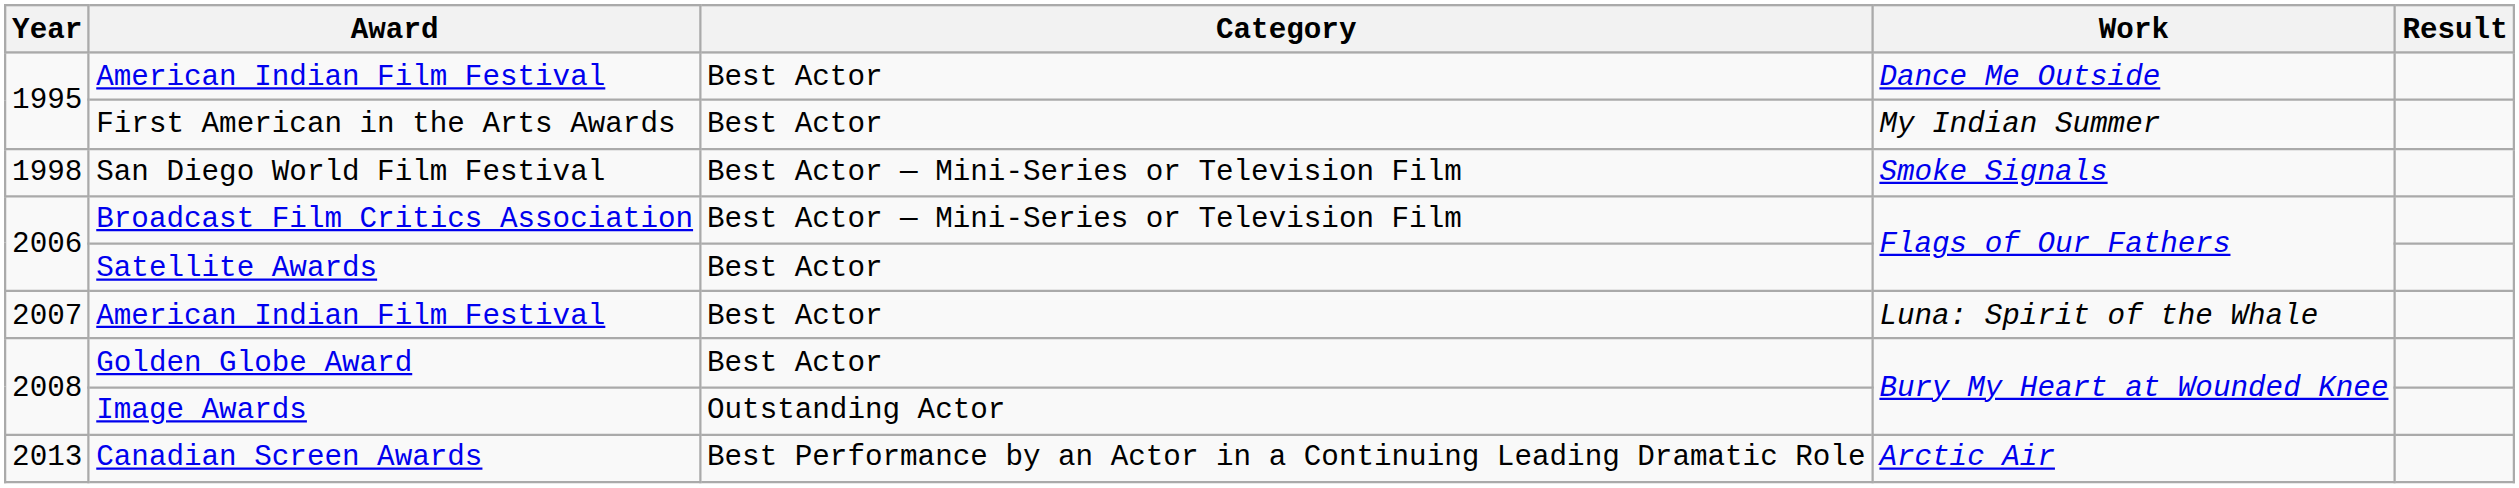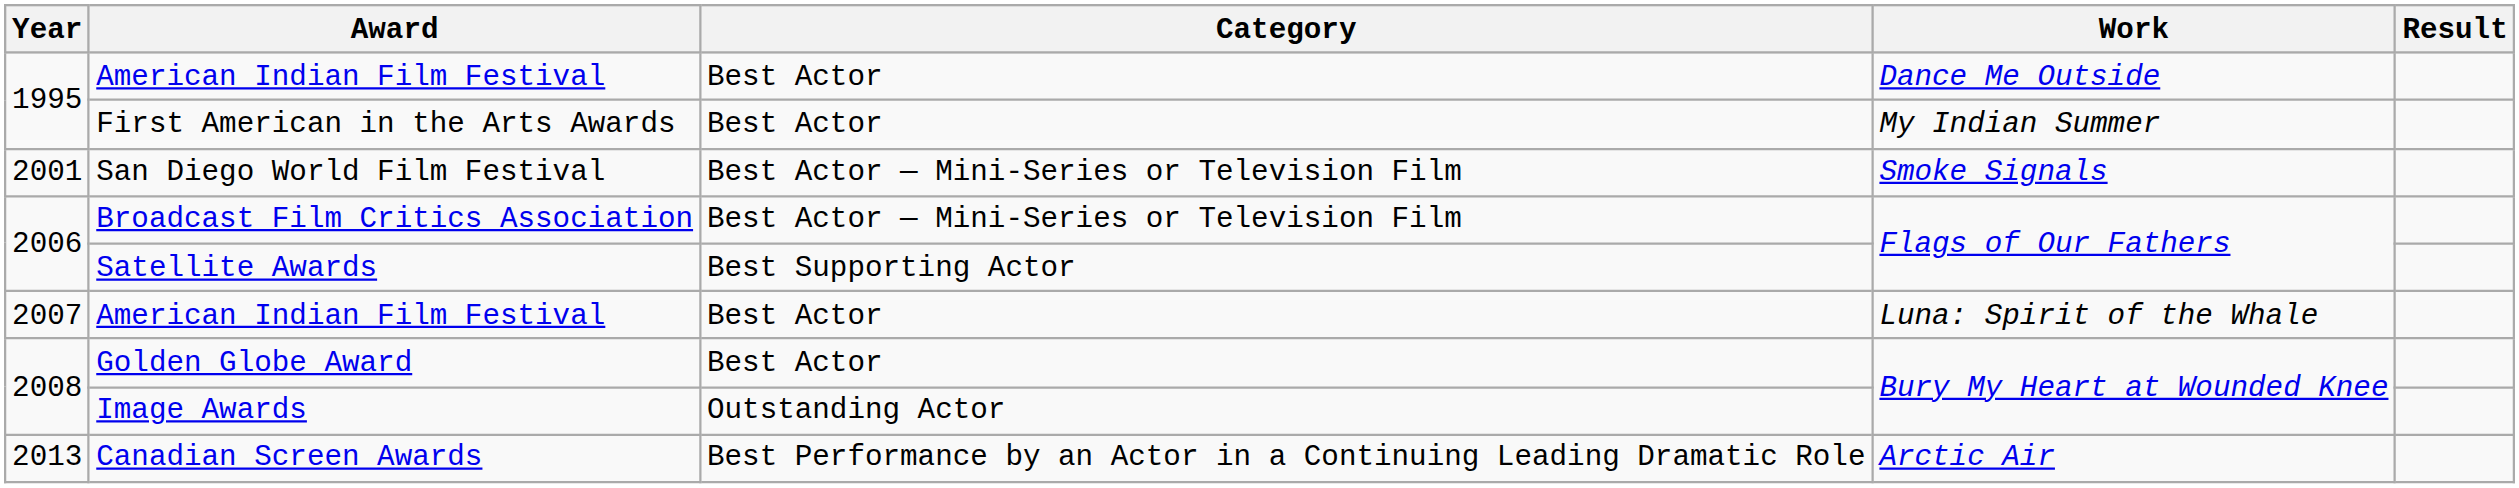(47, 172) 1998 -> (47, 172) 2001
(795, 267) Best Actor -> (891, 267) Best Supporting Actor
